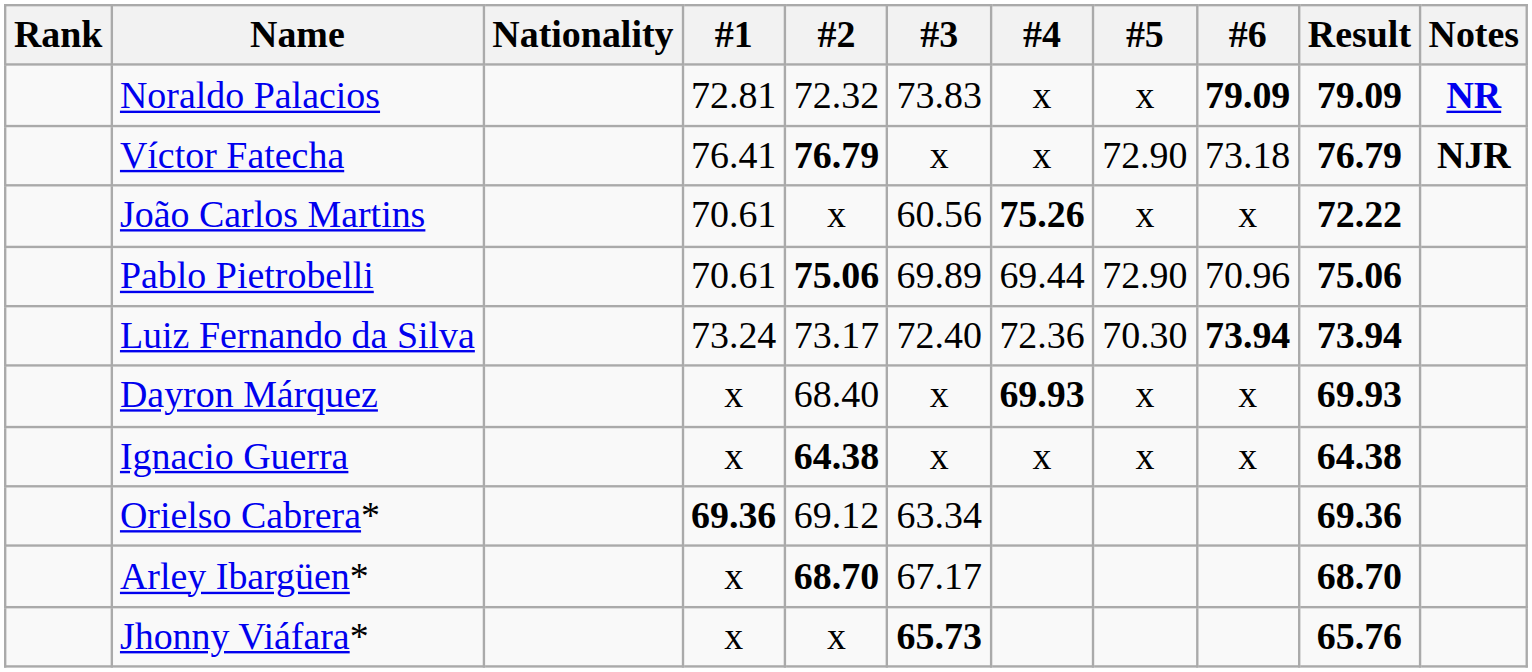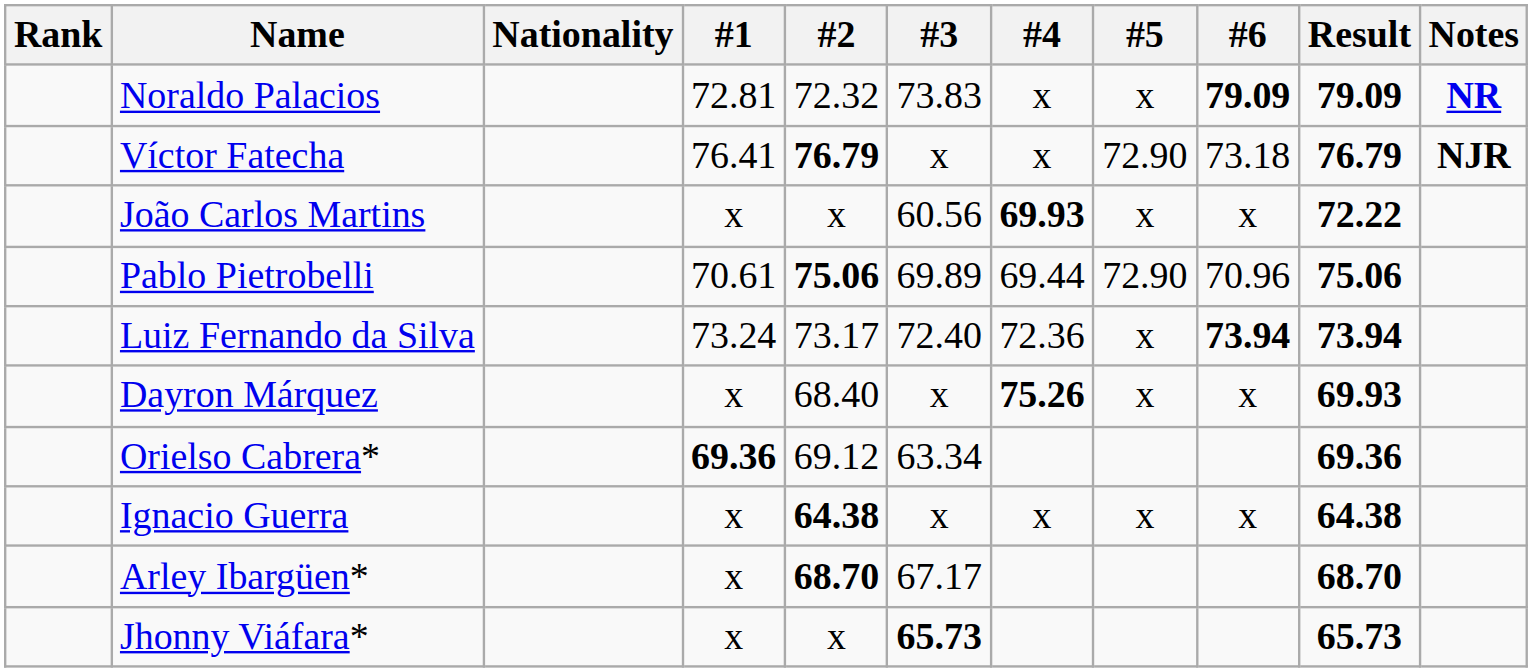(734, 214) 70.61 -> (734, 214) x
(1042, 214) 75.26 -> (1042, 214) 69.93
(1145, 335) 70.30 -> (1145, 335) x
(1042, 395) 69.93 -> (1042, 395) 75.26
rows swapped: (234, 455) <-> (250, 515)
(1359, 635) 65.76 -> (1359, 635) 65.73
